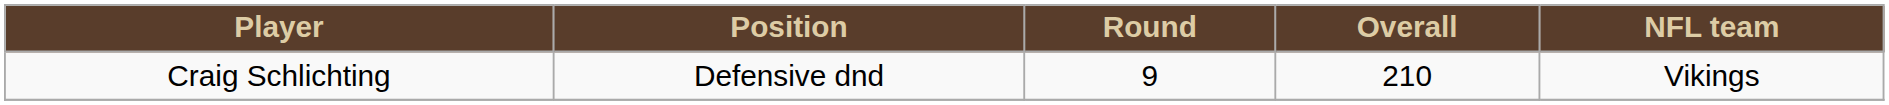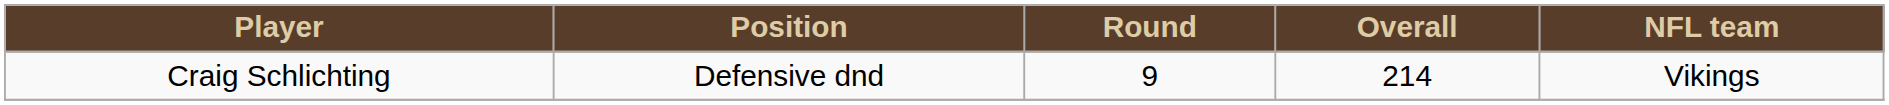(1407, 75) 210 -> (1407, 75) 214
